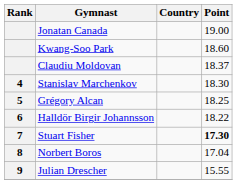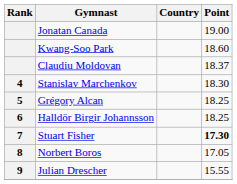(217, 118) 18.22 -> (217, 118) 18.25
(217, 153) 17.04 -> (217, 153) 17.05
